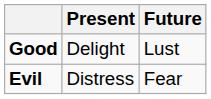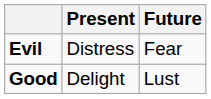rows swapped: (33, 49) <-> (26, 78)
